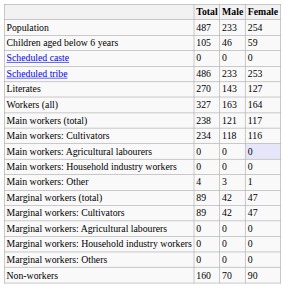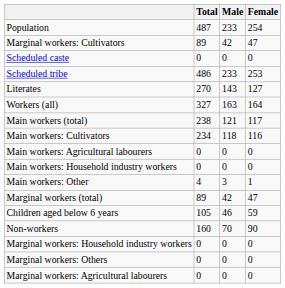rows swapped: (62, 43) <-> (66, 213)
(250, 151) lavender background -> (250, 151) no background
rows swapped: (87, 228) <-> (32, 275)
